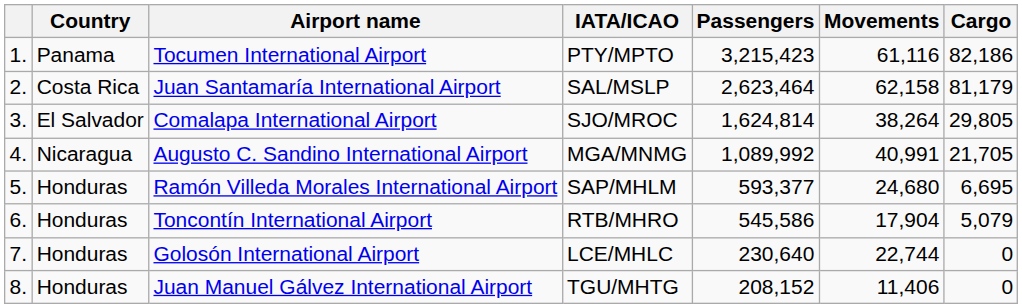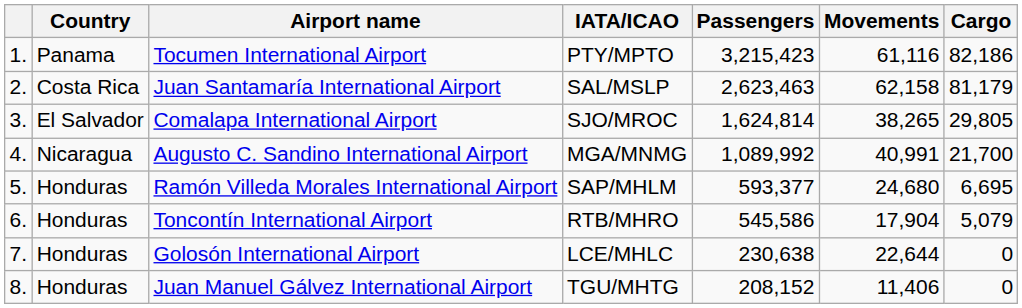(768, 87) 2,623,464 -> (768, 87) 2,623,463
(907, 120) 38,264 -> (907, 120) 38,265
(981, 154) 21,705 -> (981, 154) 21,700
(776, 253) 230,640 -> (776, 253) 230,638
(907, 253) 22,744 -> (907, 253) 22,644
